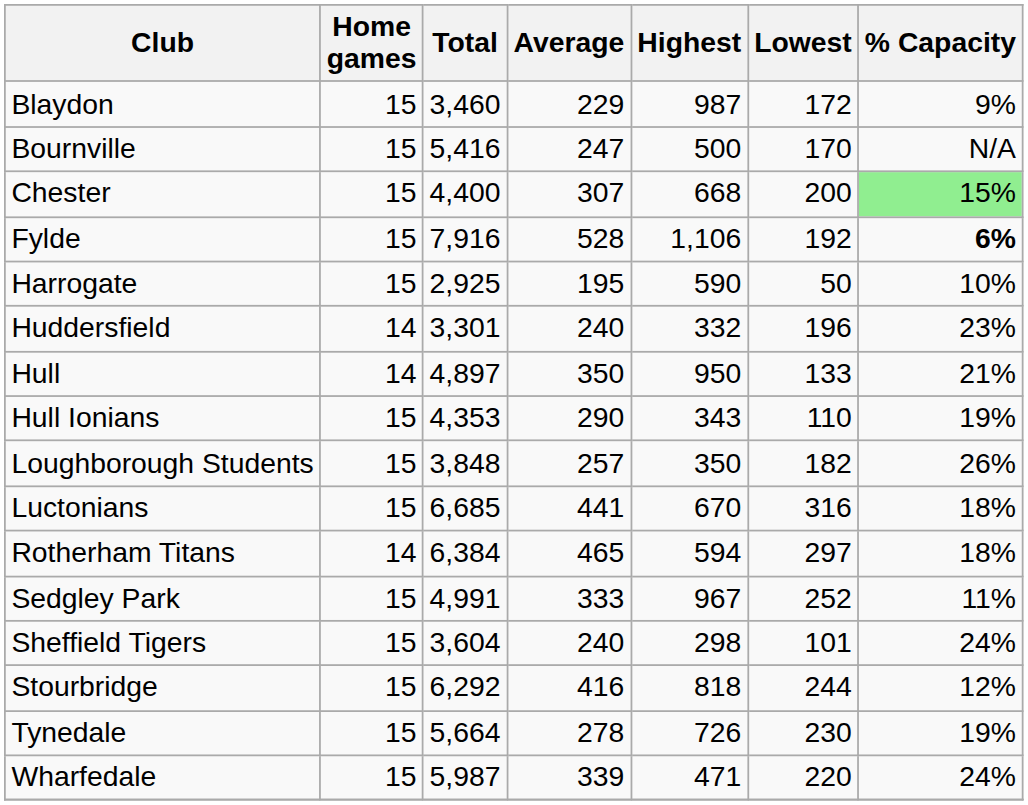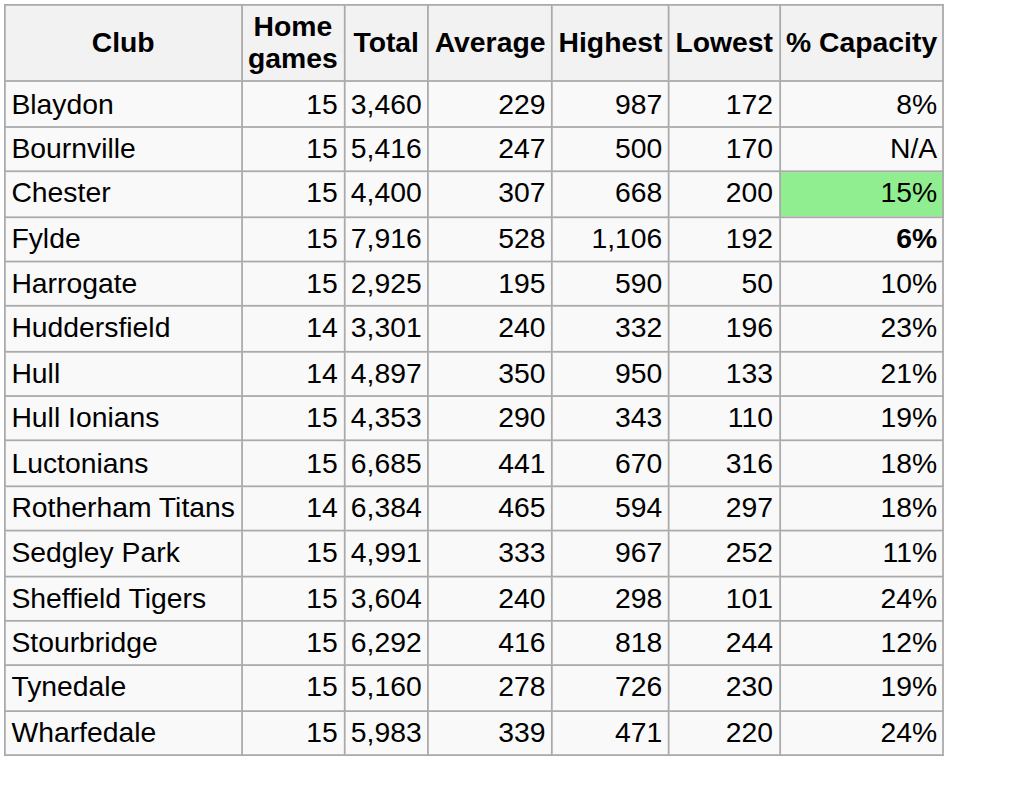(996, 103) 9% -> (917, 103) 8%
- row: (163, 463)
(465, 732) 5,664 -> (386, 687) 5,160
(465, 777) 5,987 -> (386, 732) 5,983
